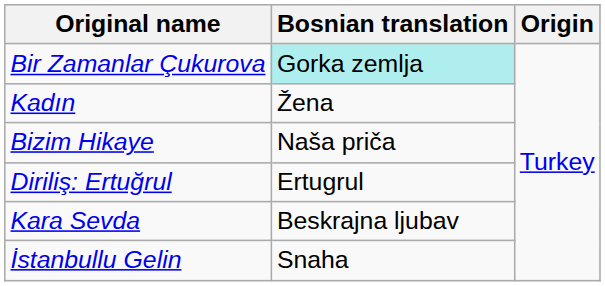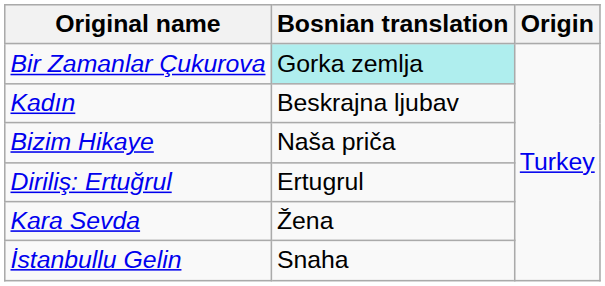(305, 102) Žena -> (368, 102) Beskrajna ljubav
(368, 220) Beskrajna ljubav -> (305, 220) Žena
